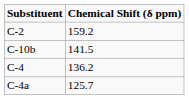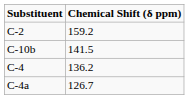(81, 85) 125.7 -> (81, 85) 126.7
